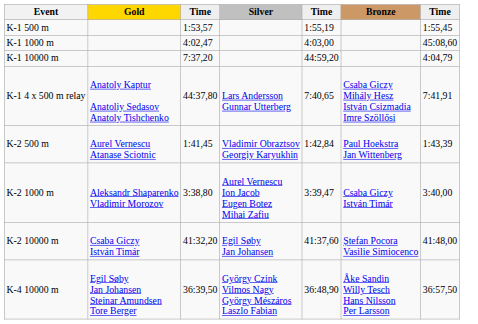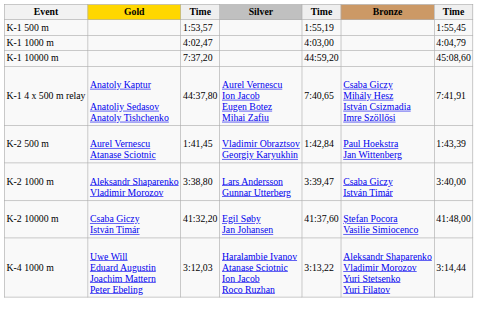(440, 43) 45:08,60 -> (451, 43) 4:04,79
(438, 58) 4:04,79 -> (454, 58) 45:08,60
(256, 101) Lars Andersson Gunnar Utterberg -> (252, 101) Aurel Vernescu Ion Jacob Eugen Botez Mihai Zafiu
(252, 198) Aurel Vernescu Ion Jacob Eugen Botez Mihai Zafiu -> (256, 187) Lars Andersson Gunnar Utterberg
+ row: (30, 267)
- row: (33, 289)
